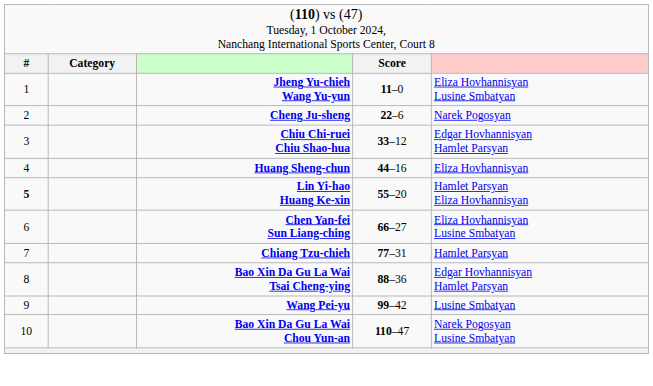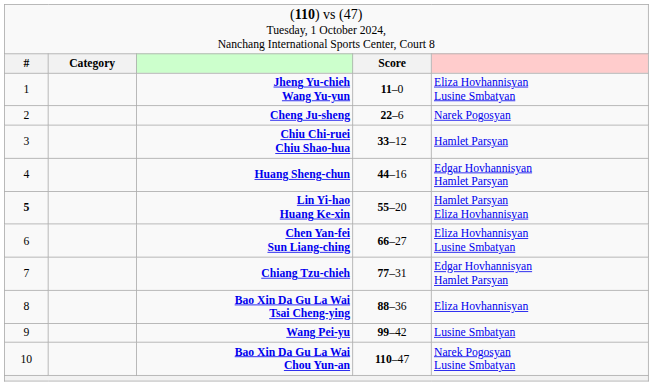(483, 142) Edgar Hovhannisyan Hamlet Parsyan -> (471, 142) Hamlet Parsyan
(481, 168) Eliza Hovhannisyan -> (483, 175) Edgar Hovhannisyan Hamlet Parsyan
(471, 253) Hamlet Parsyan -> (483, 274) Edgar Hovhannisyan Hamlet Parsyan
(483, 279) Edgar Hovhannisyan Hamlet Parsyan -> (481, 307) Eliza Hovhannisyan
